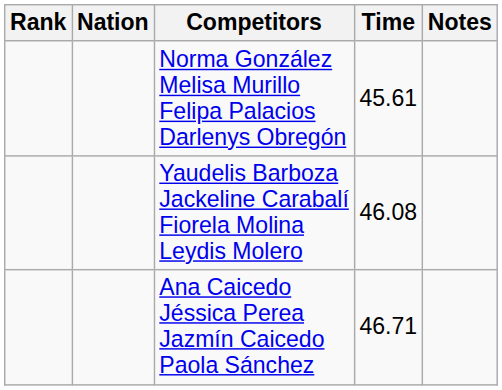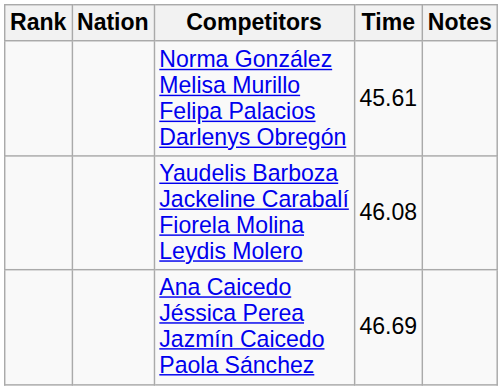(388, 326) 46.71 -> (388, 326) 46.69
